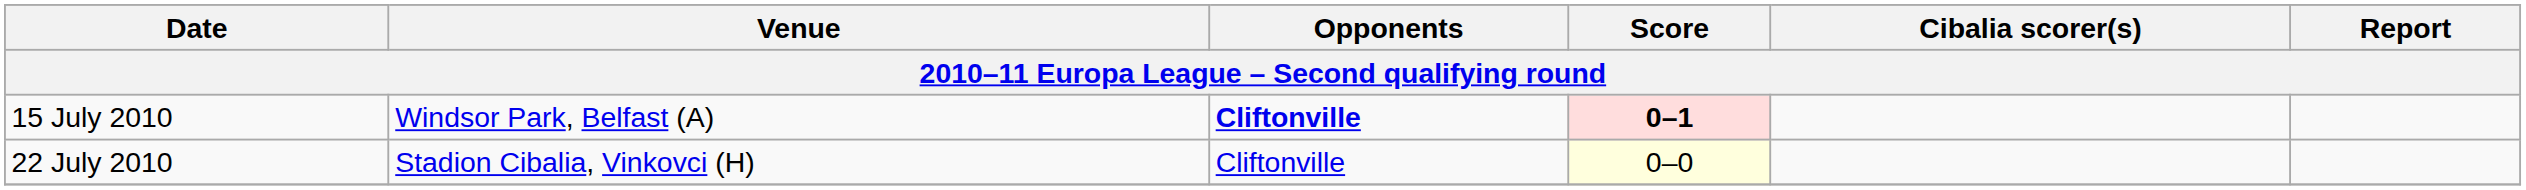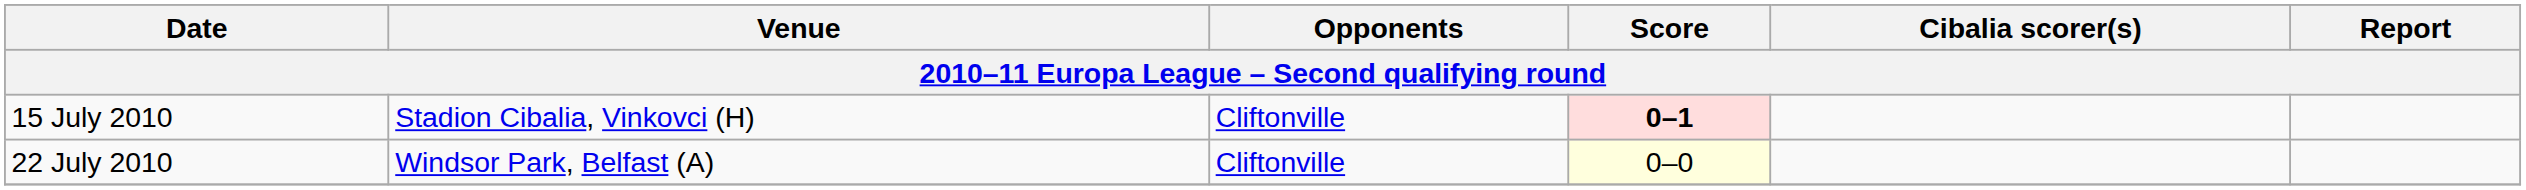(555, 118) Windsor Park, Belfast (A) -> (575, 118) Stadion Cibalia, Vinkovci (H)
(1288, 118) bold -> (1280, 118) normal
(575, 163) Stadion Cibalia, Vinkovci (H) -> (555, 163) Windsor Park, Belfast (A)
